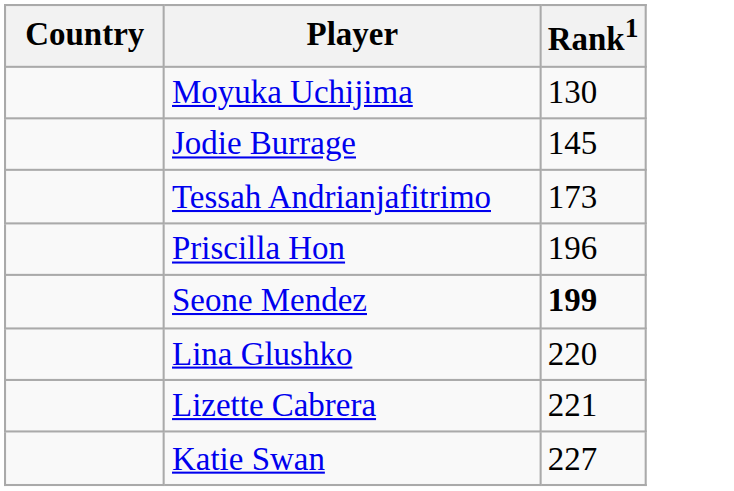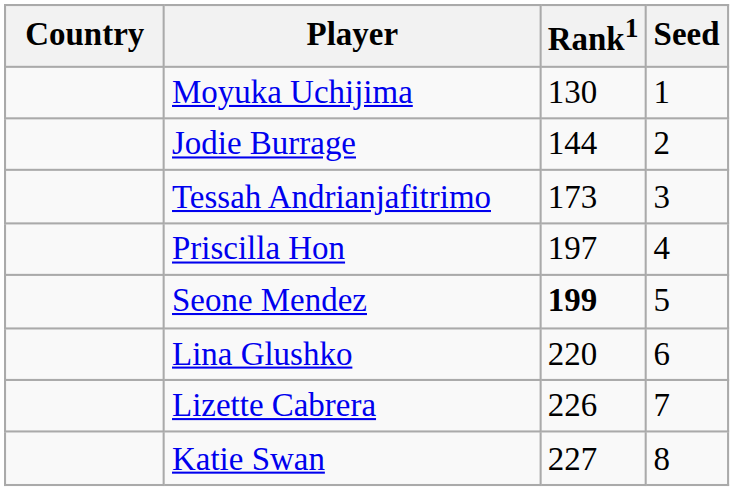+ column: (687, 35)
(572, 144) 145 -> (572, 144) 144
(572, 248) 196 -> (572, 248) 197
(572, 405) 221 -> (572, 405) 226
